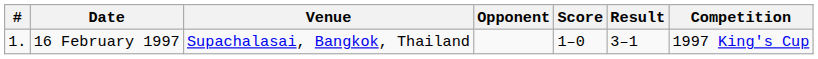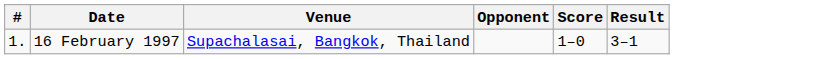- column: (741, 17)
